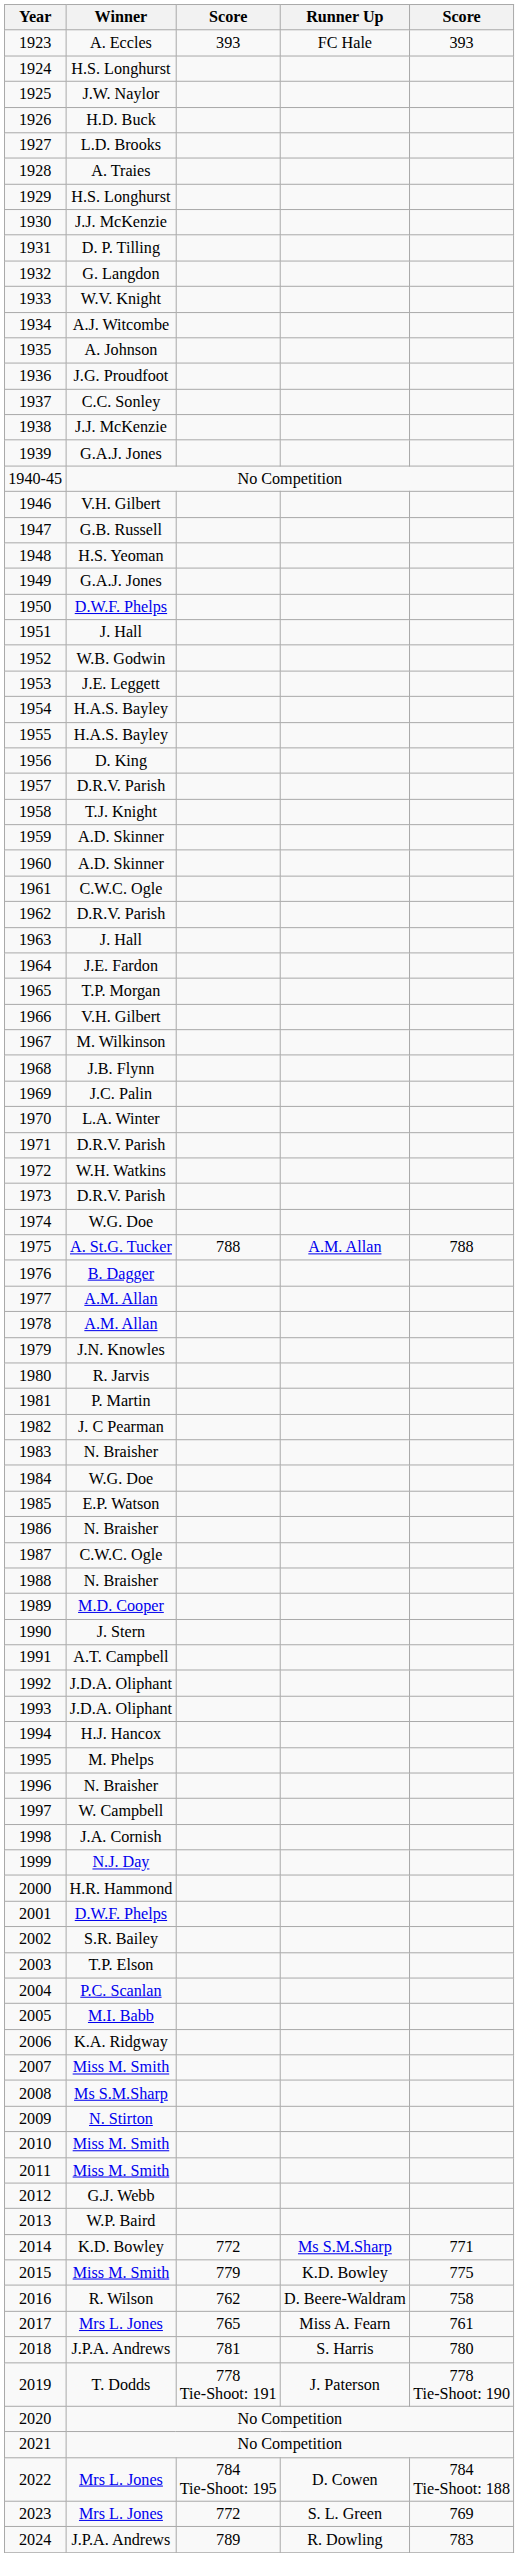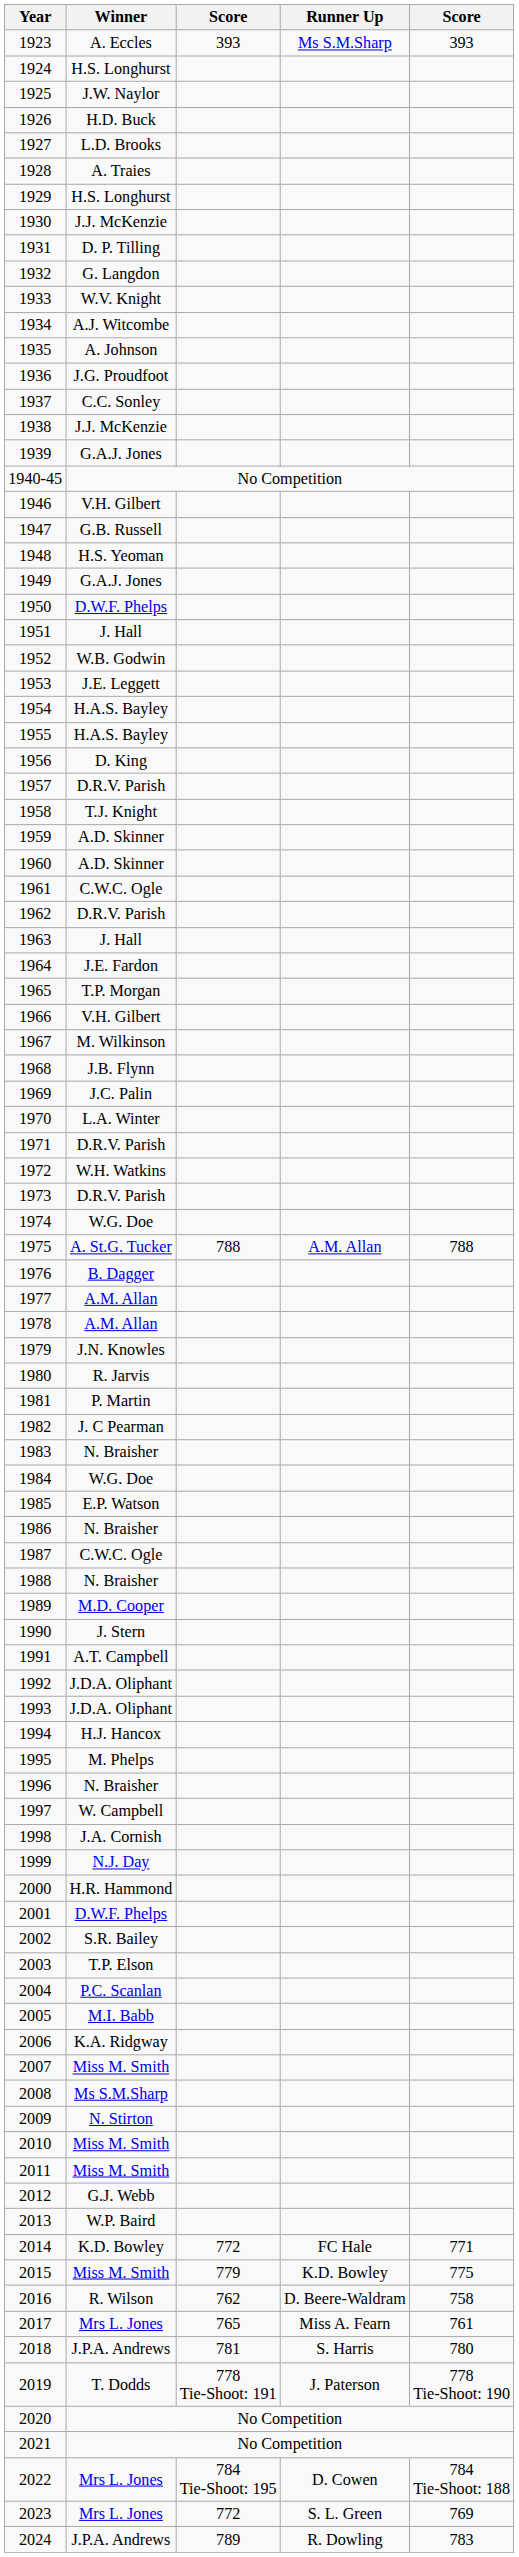(345, 42) FC Hale -> (345, 42) Ms S.M.Sharp
(345, 2247) Ms S.M.Sharp -> (345, 2247) FC Hale
